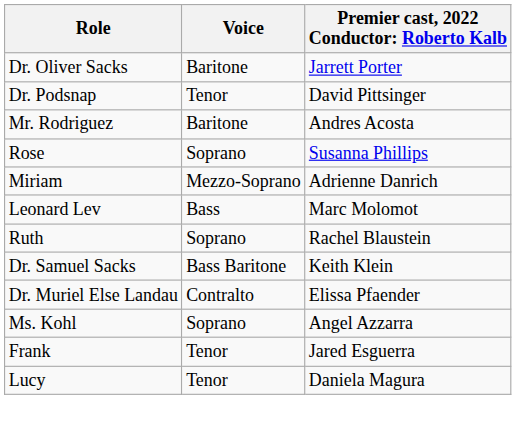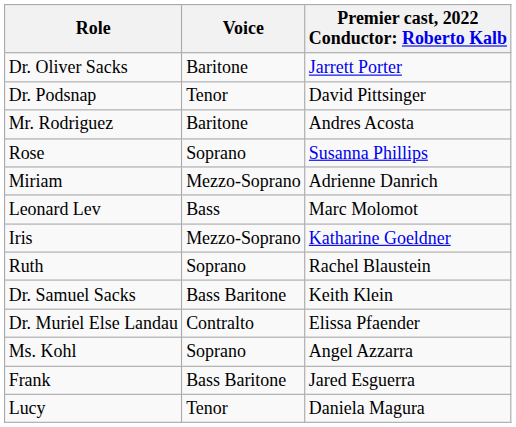+ row: (21, 237)
(207, 351) Tenor -> (236, 379) Bass Baritone
